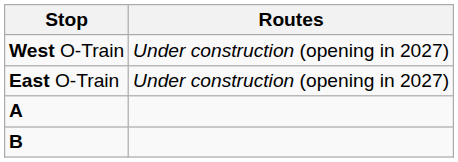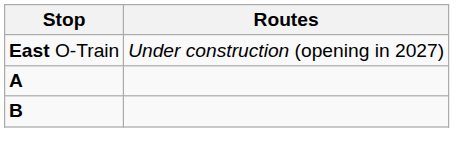- row: (67, 50)
